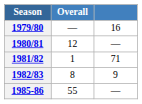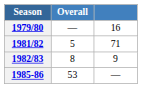- row: (28, 43)
(72, 59) 1 -> (72, 43) 5
(72, 90) 55 -> (72, 75) 53
